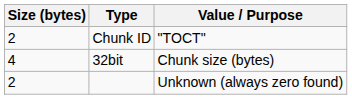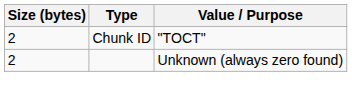- row: (108, 60)
